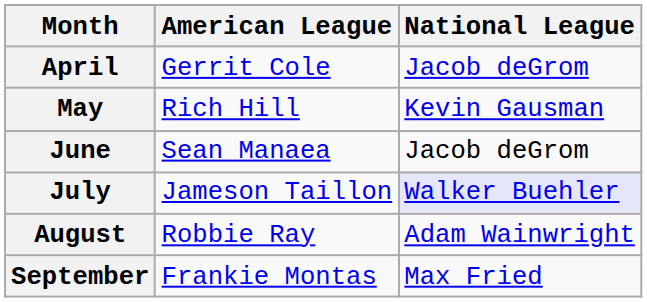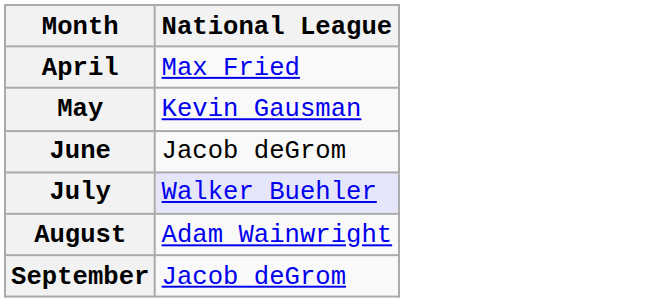- column: (277, 26)
(497, 68) Jacob deGrom -> (231, 68) Max Fried
(474, 276) Max Fried -> (254, 276) Jacob deGrom
